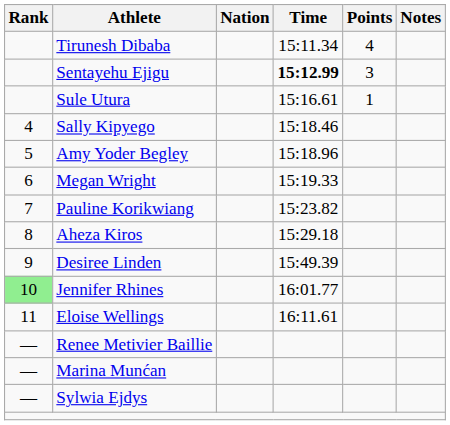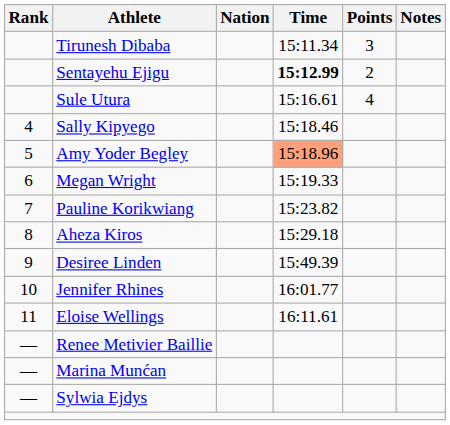(370, 45) 4 -> (370, 45) 3
(370, 72) 3 -> (370, 72) 2
(370, 99) 1 -> (370, 99) 4
(308, 153) no background -> (308, 153) lightsalmon background
(28, 289) lightgreen background -> (28, 289) no background
